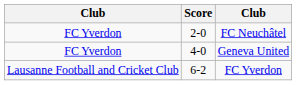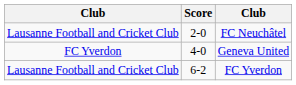(93, 32) FC Yverdon -> (93, 32) Lausanne Football and Cricket Club
